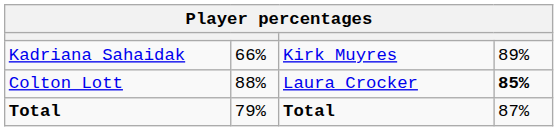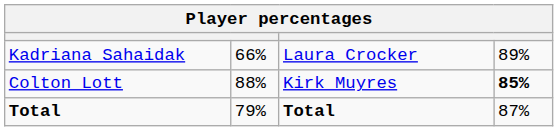(340, 55) Kirk Muyres -> (350, 55) Laura Crocker
(350, 83) Laura Crocker -> (340, 83) Kirk Muyres
